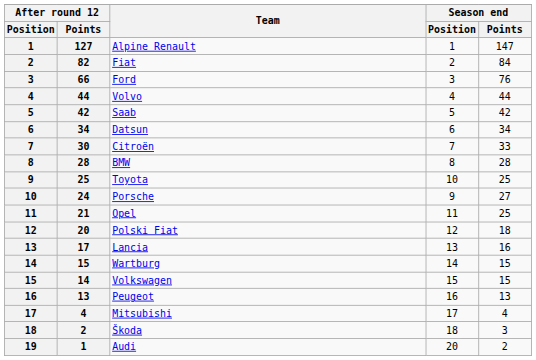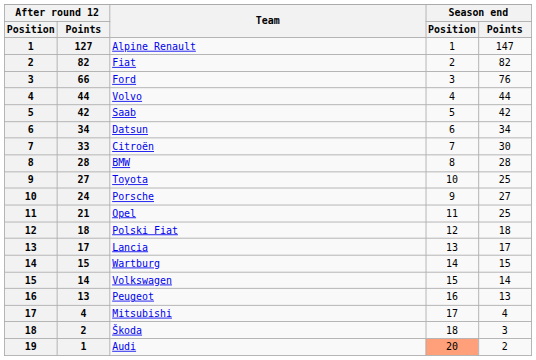(505, 63) 84 -> (505, 63) 82
(83, 146) 30 -> (83, 146) 33
(505, 146) 33 -> (505, 146) 30
(83, 180) 25 -> (83, 180) 27
(83, 230) 20 -> (83, 230) 18
(505, 246) 16 -> (505, 246) 17
(505, 280) 15 -> (505, 280) 14
(452, 347) no background -> (452, 347) lightsalmon background
